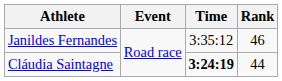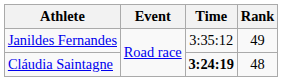(258, 40) 46 -> (258, 40) 49
(258, 64) 44 -> (258, 64) 48
